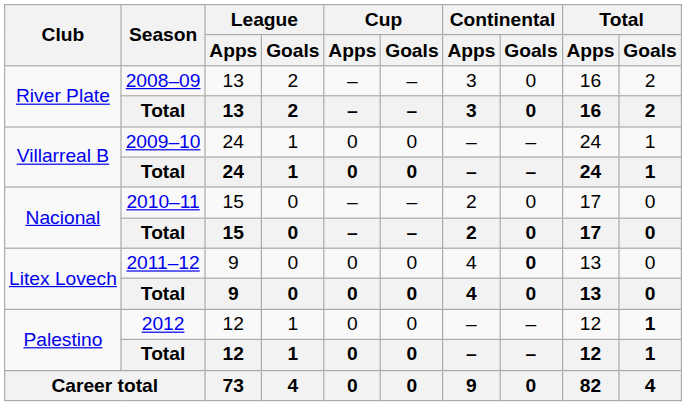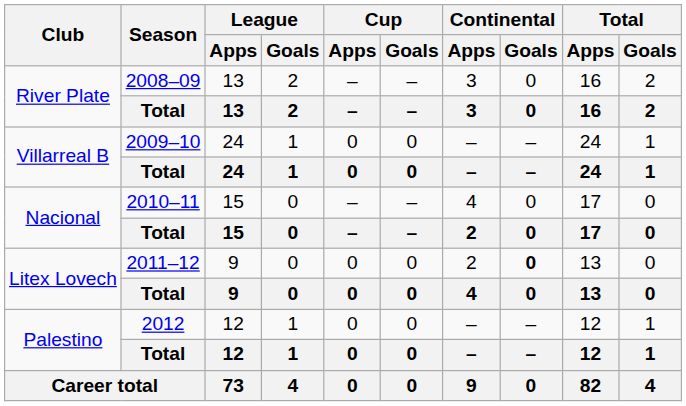(471, 202) 2 -> (471, 202) 4
(471, 263) 4 -> (471, 263) 2
(650, 324) bold -> (650, 324) normal
